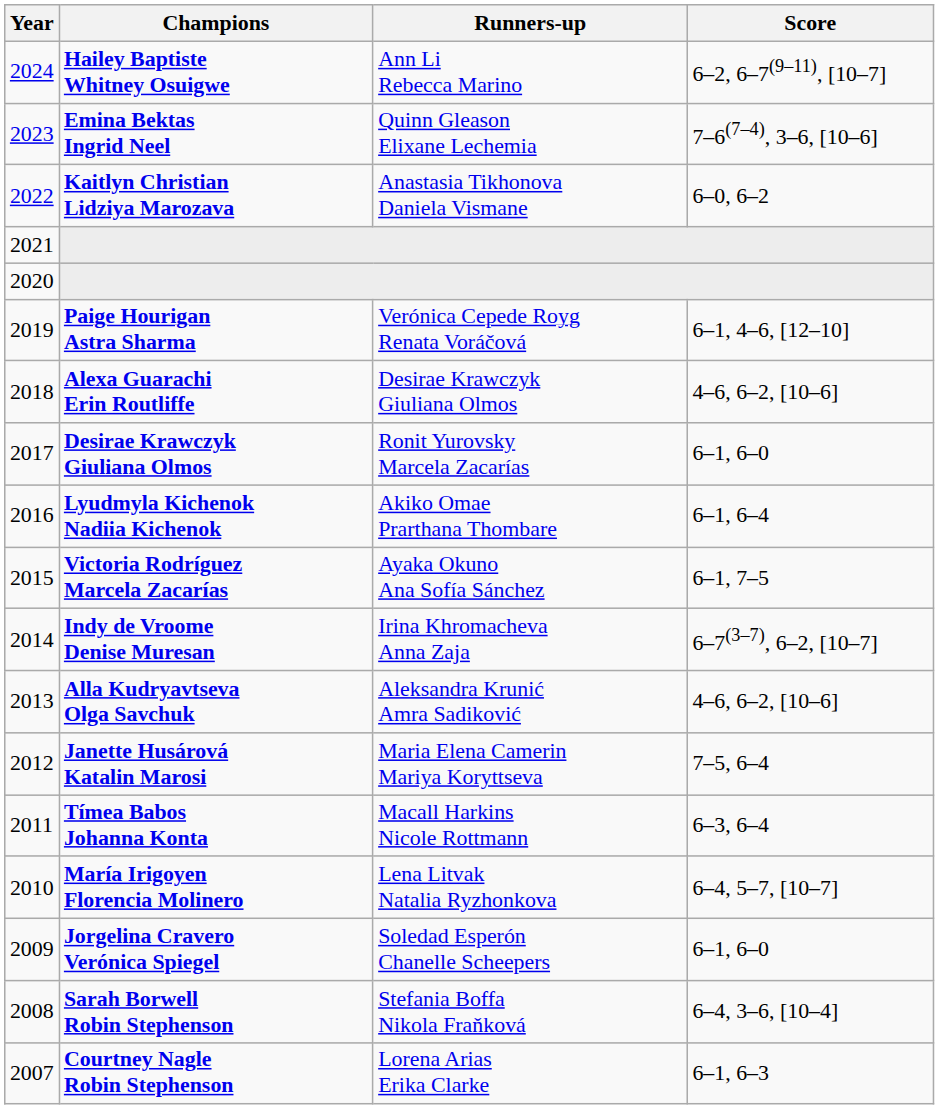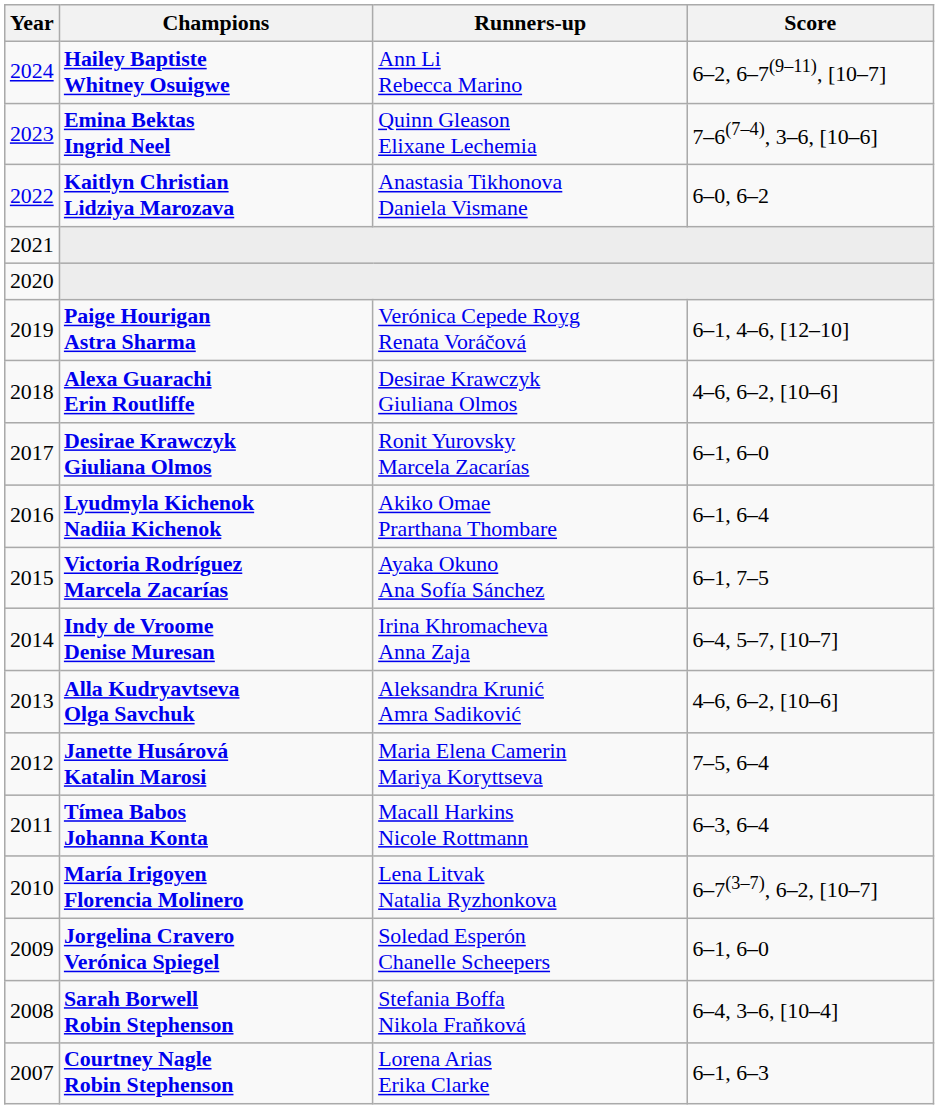(785, 639) 6–7(3–7), 6–2, [10–7] -> (765, 639) 6–4, 5–7, [10–7]
(765, 887) 6–4, 5–7, [10–7] -> (785, 887) 6–7(3–7), 6–2, [10–7]
